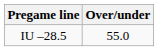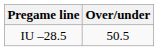(118, 35) 55.0 -> (118, 35) 50.5
